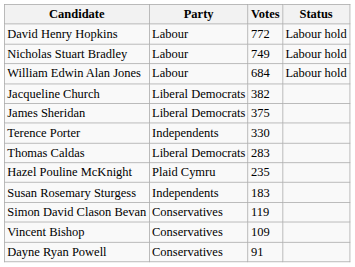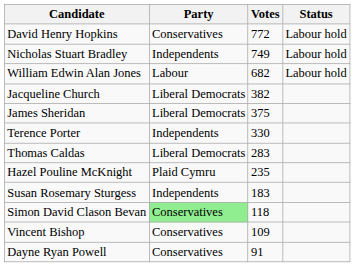(170, 34) Labour -> (187, 34) Conservatives
(170, 53) Labour -> (185, 53) Independents
(260, 73) 684 -> (260, 73) 682
(187, 212) no background -> (187, 212) lightgreen background
(260, 212) 119 -> (260, 212) 118
